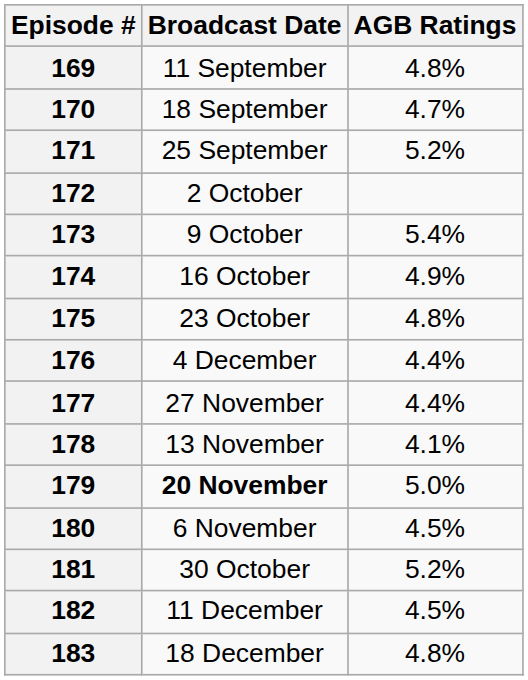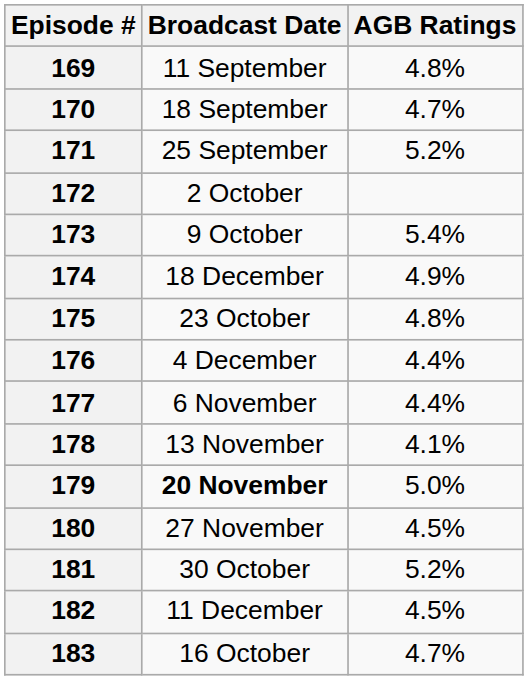(245, 276) 16 October -> (245, 276) 18 December
(245, 402) 27 November -> (245, 402) 6 November
(245, 527) 6 November -> (245, 527) 27 November
(245, 653) 18 December -> (245, 653) 16 October
(435, 653) 4.8% -> (435, 653) 4.7%
